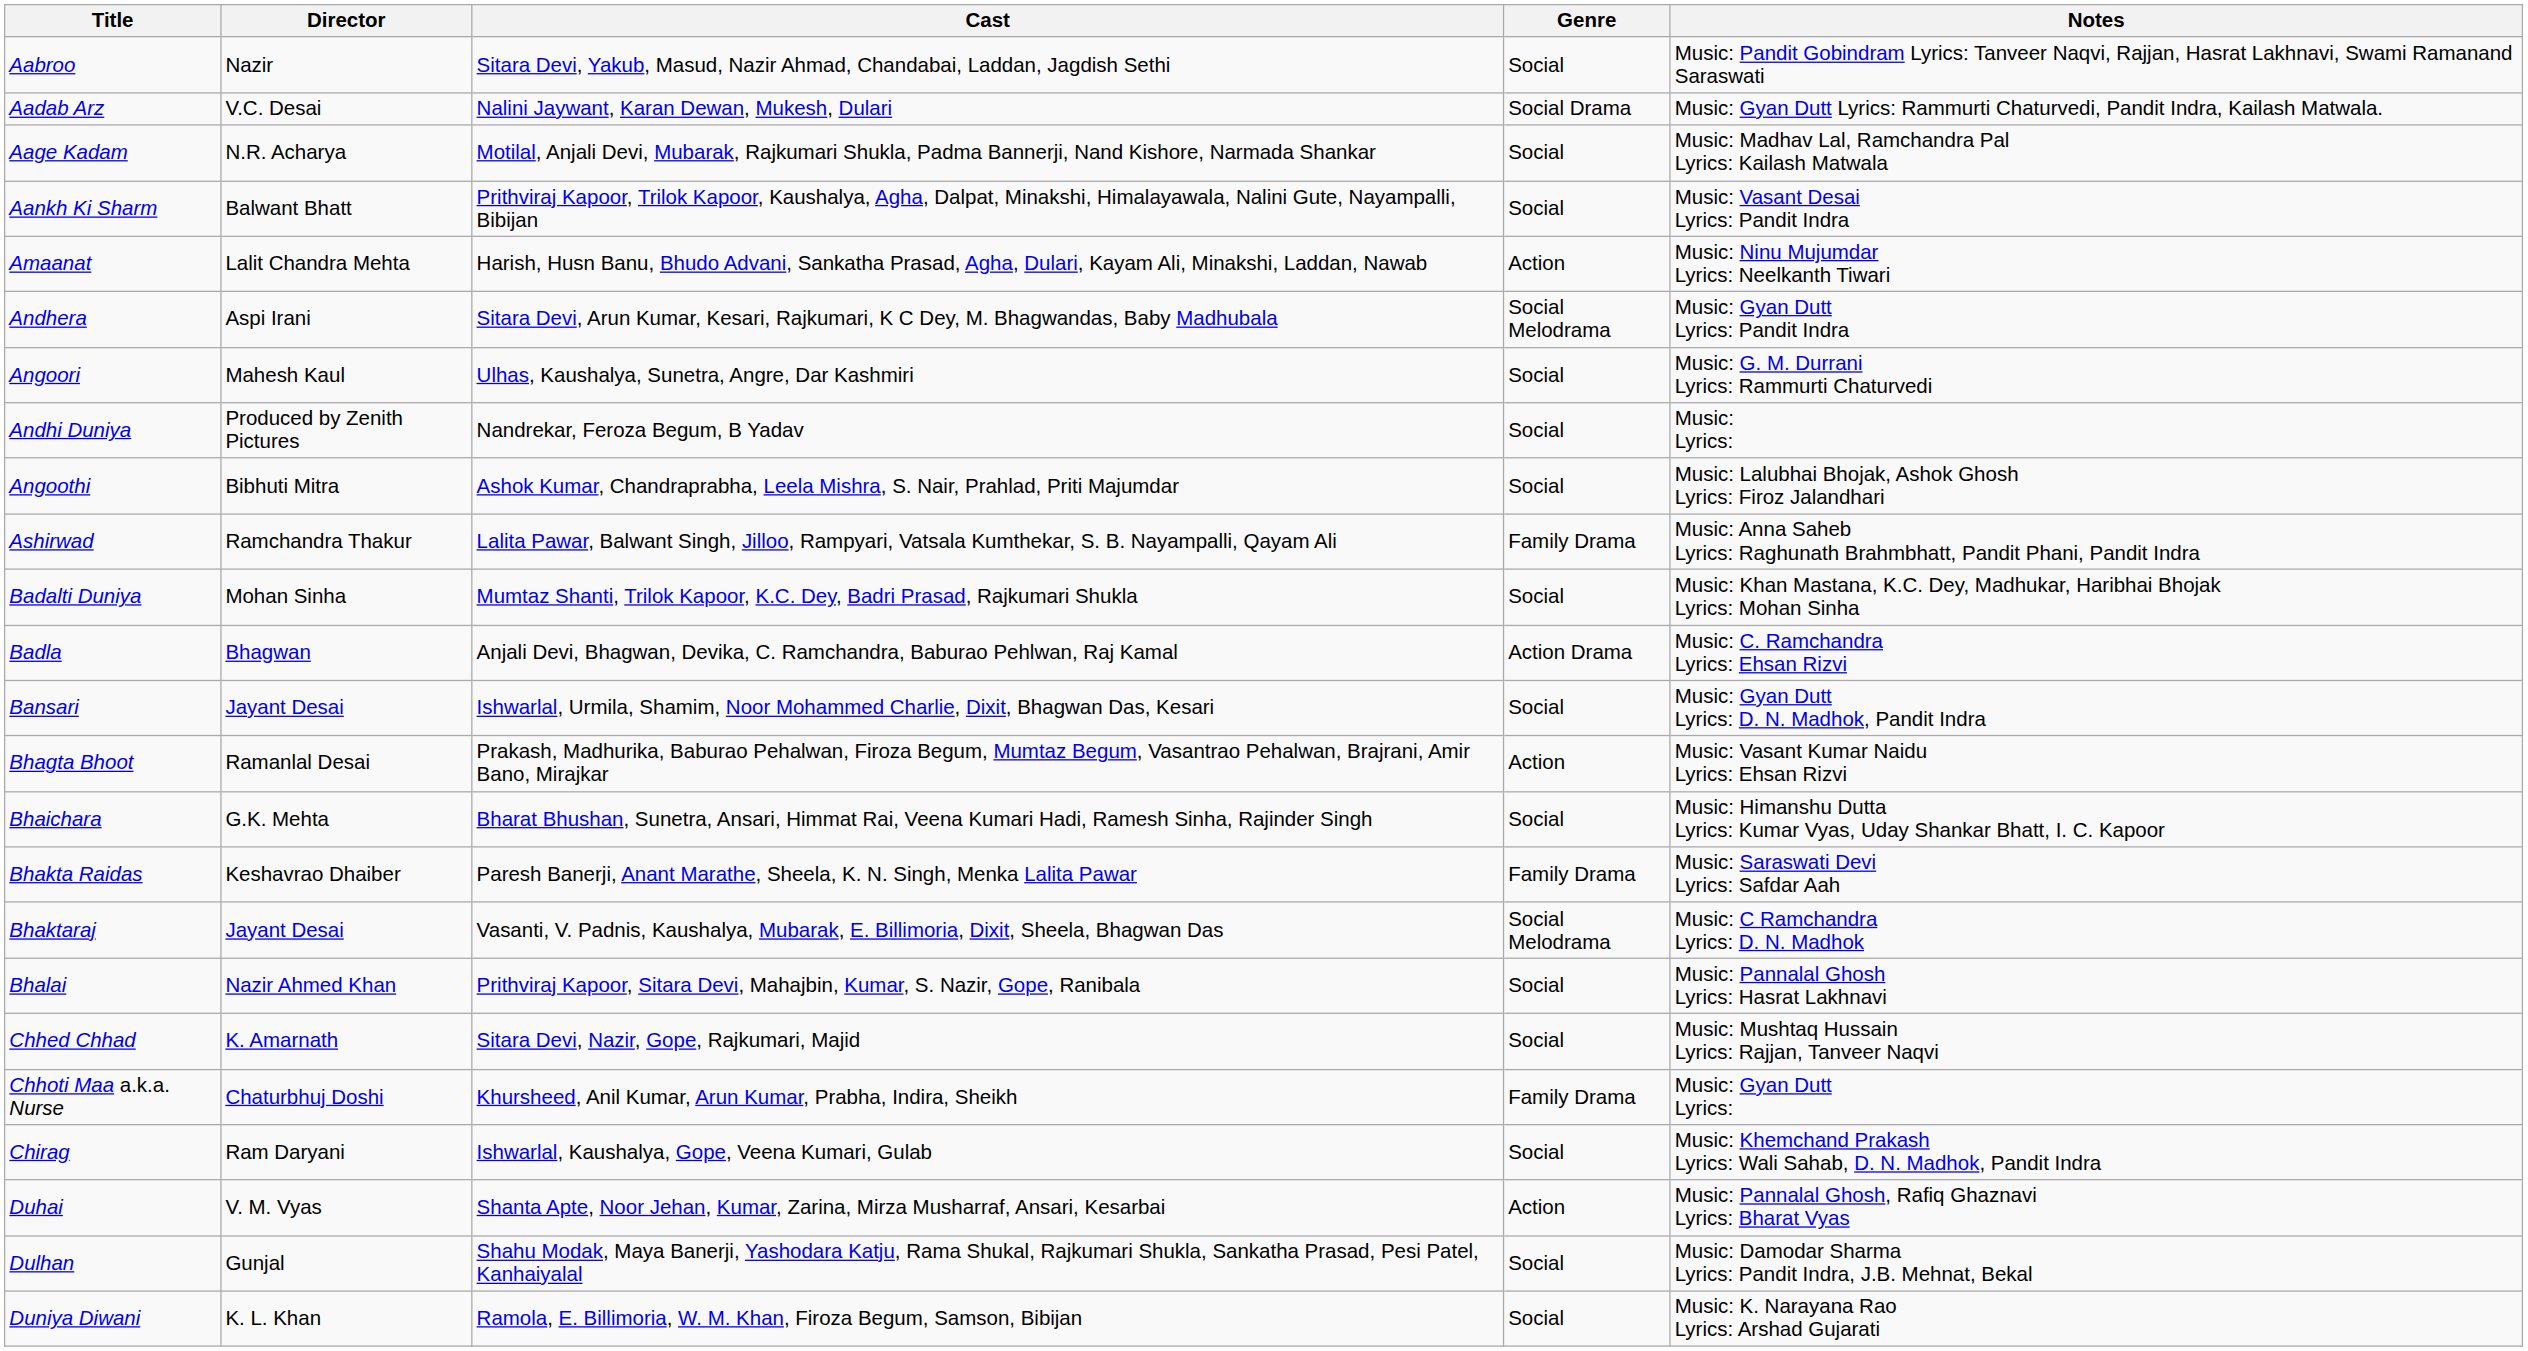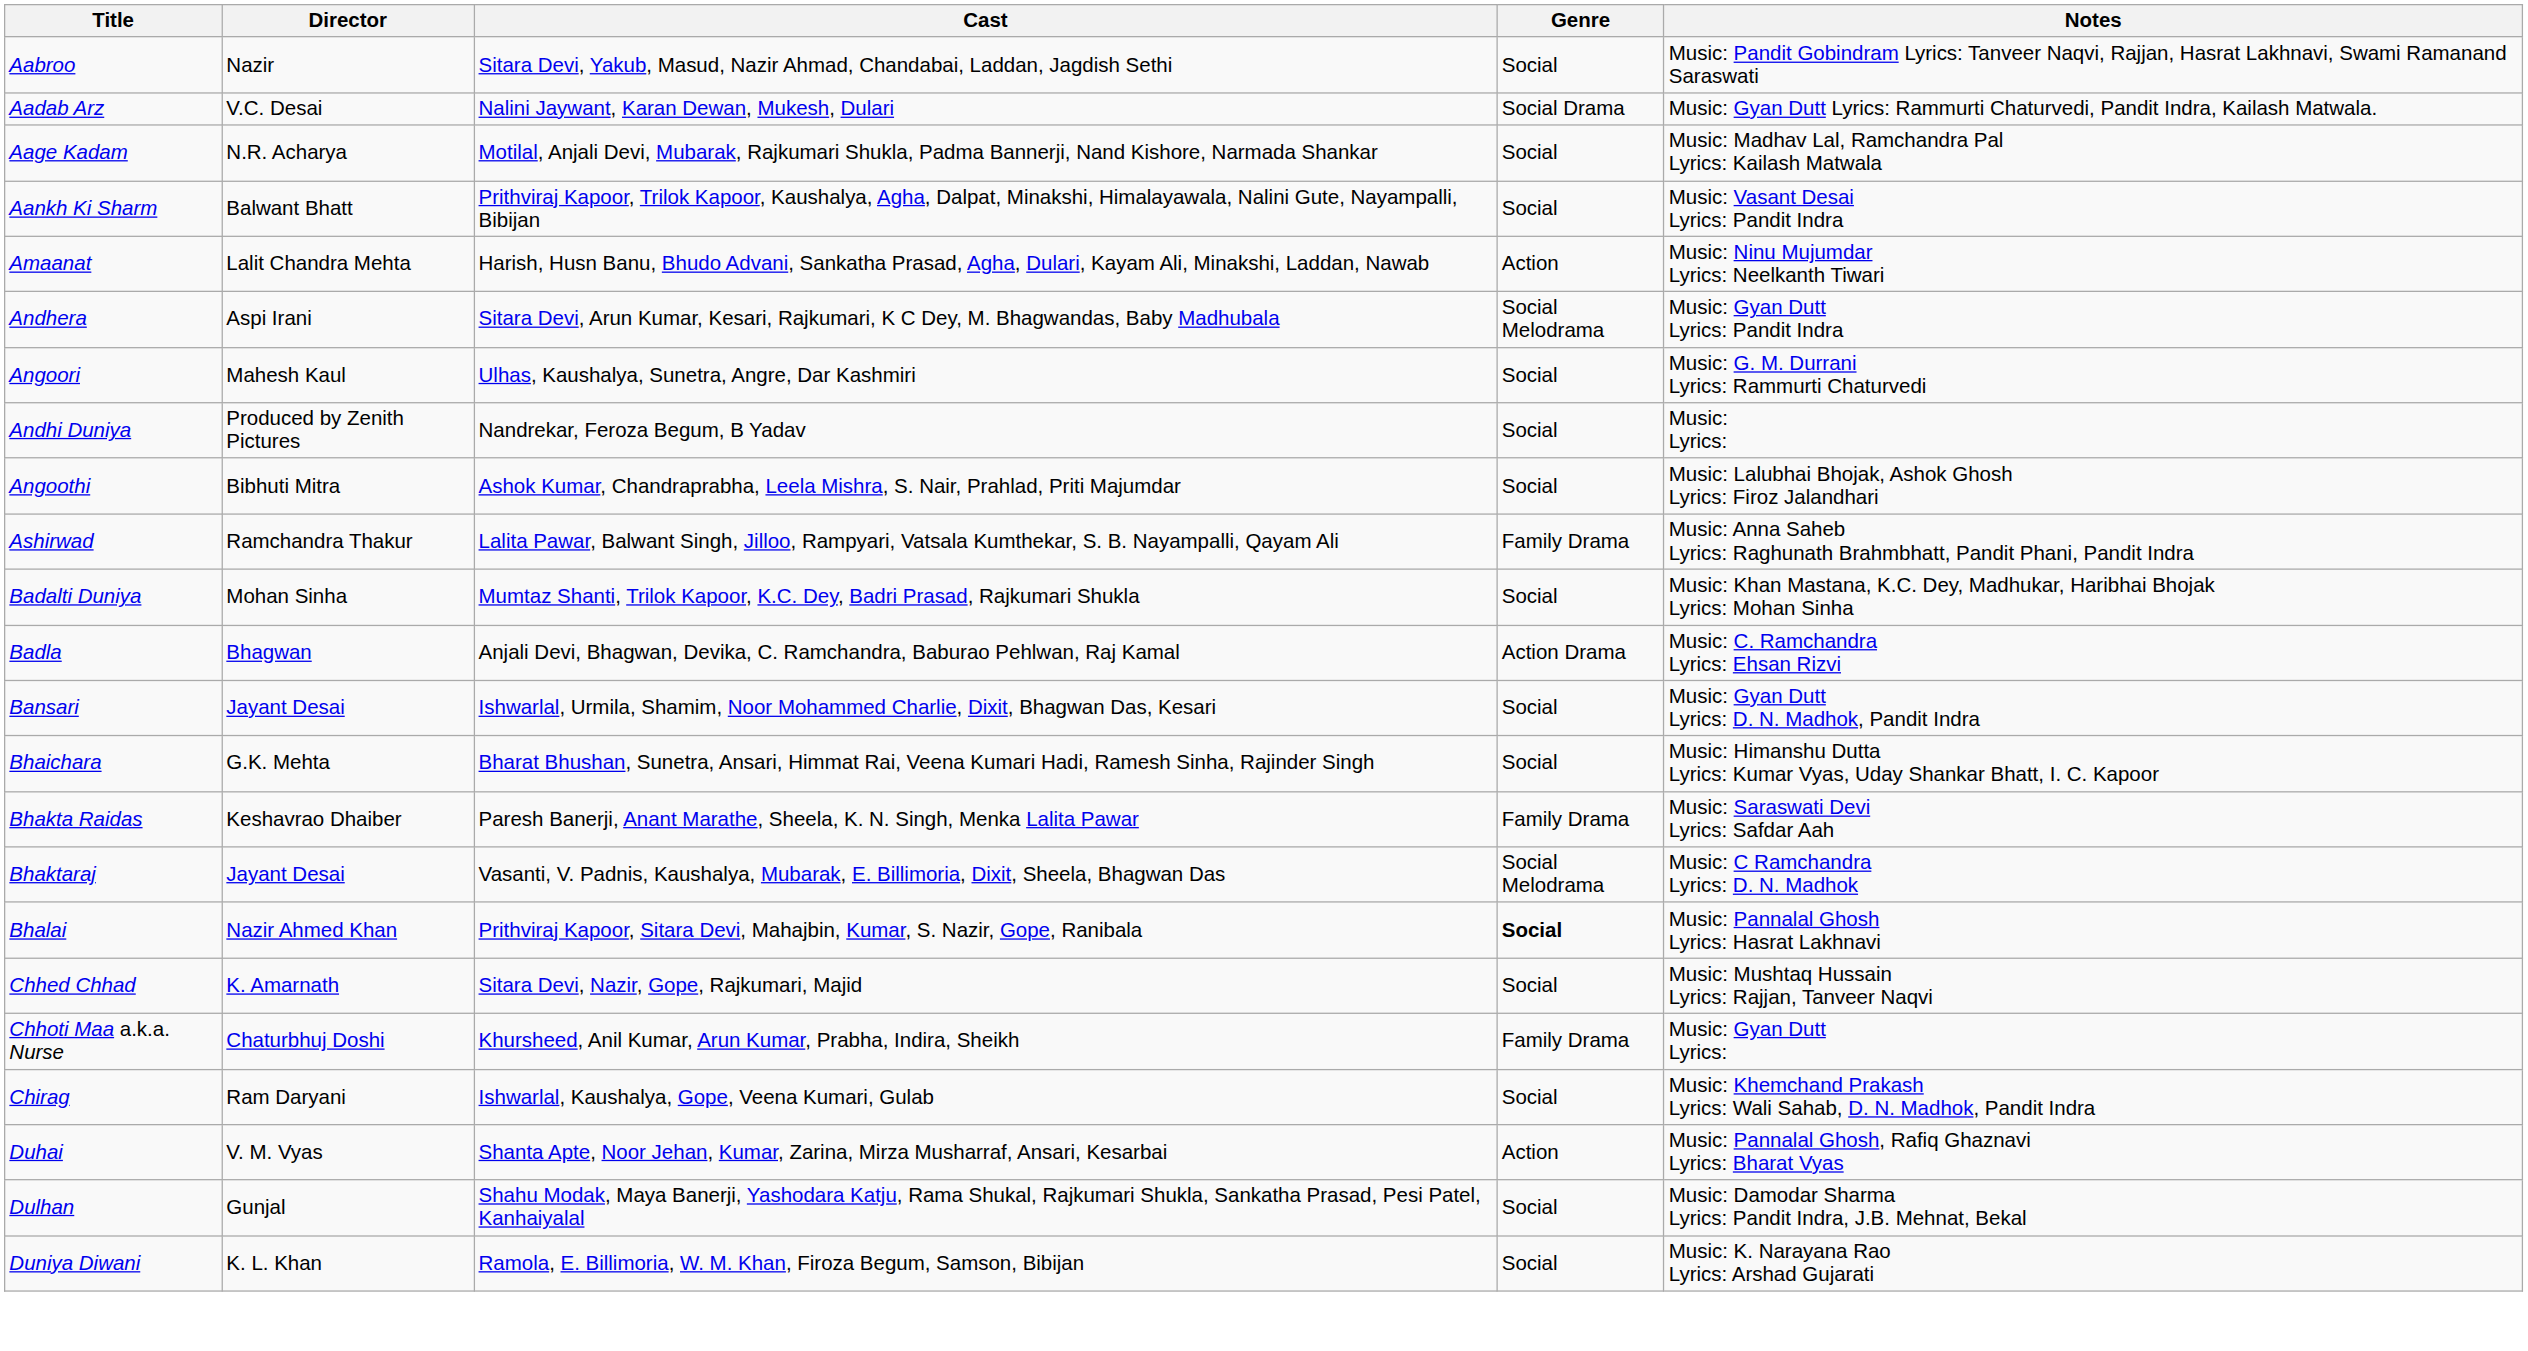- row: (71, 763)
(1536, 985) normal -> (1532, 930) bold
